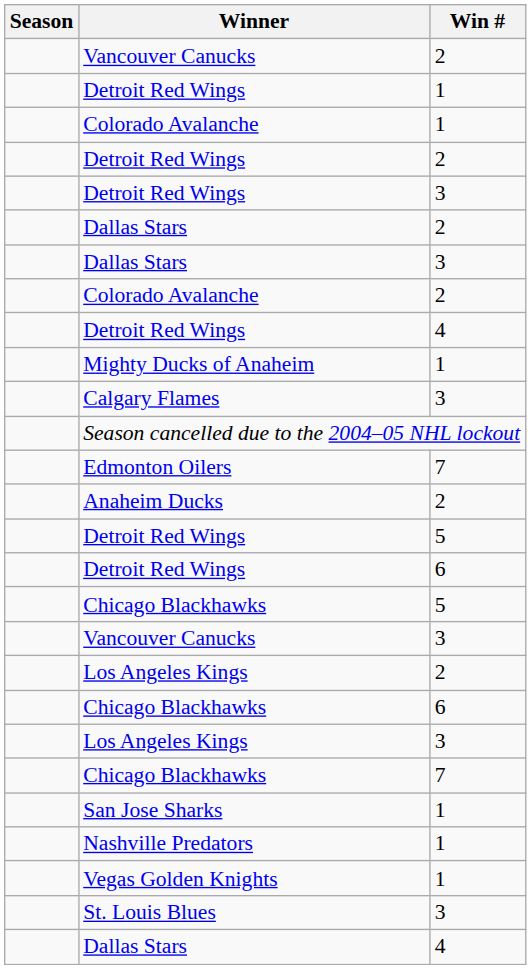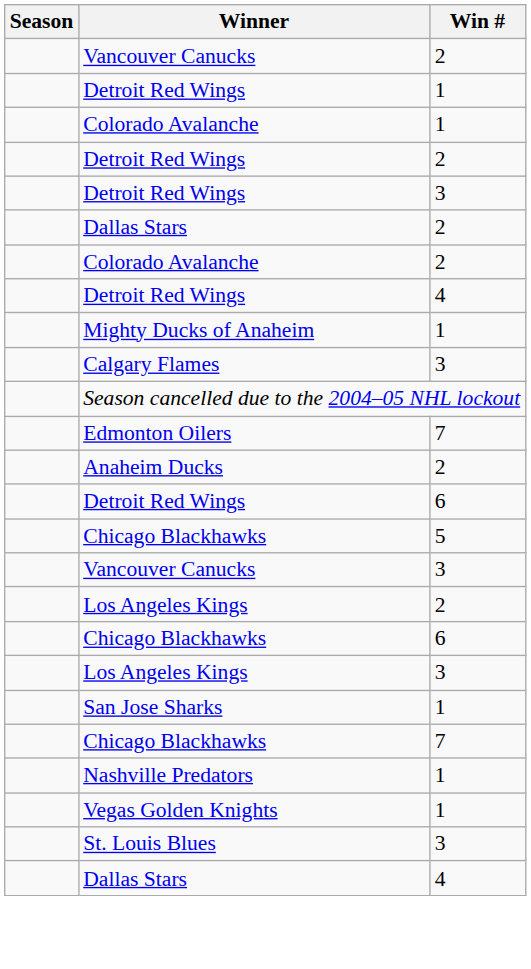- row: (135, 261)
- row: (164, 535)
rows swapped: (175, 775) <-> (153, 809)
